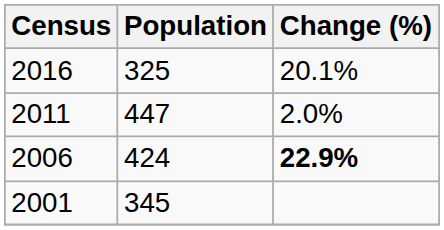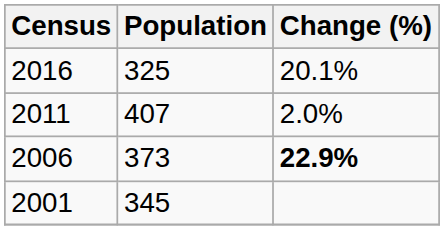(147, 114) 447 -> (147, 114) 407
(147, 158) 424 -> (147, 158) 373
